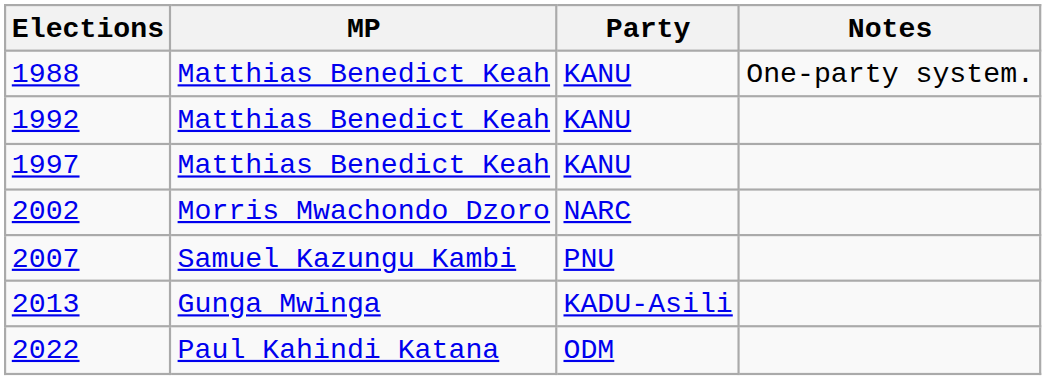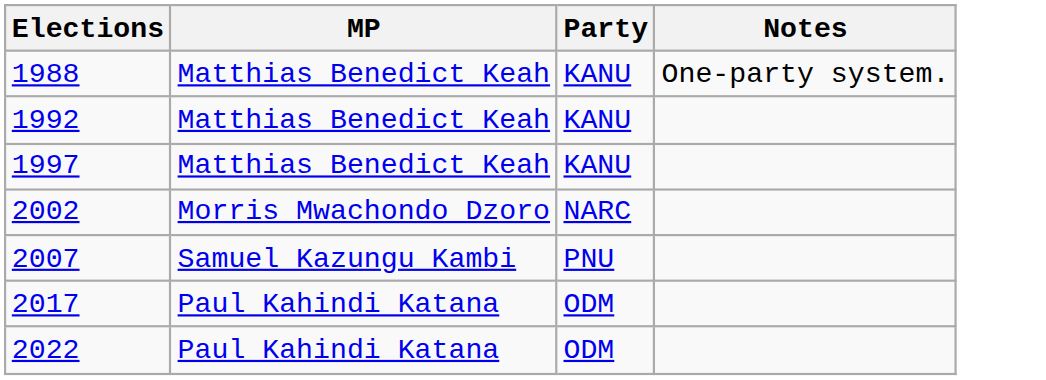- row: (46, 304)
+ row: (46, 304)
